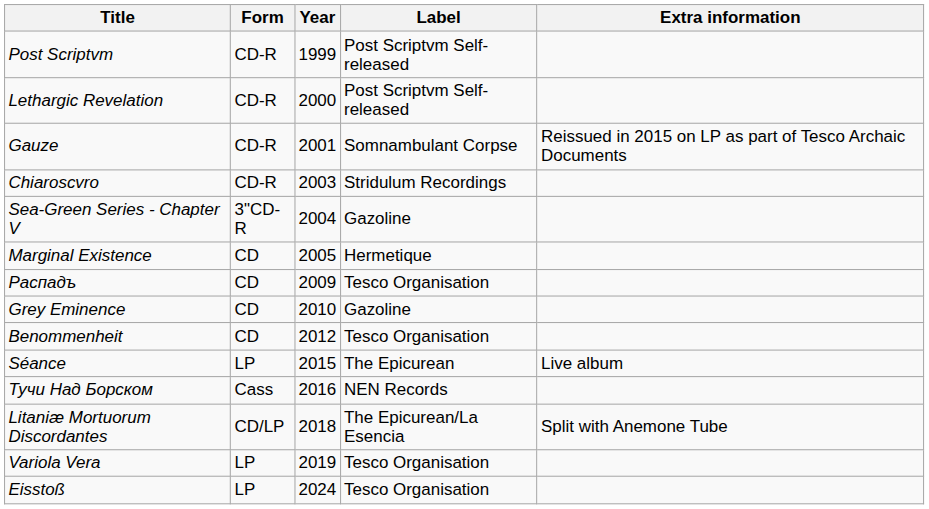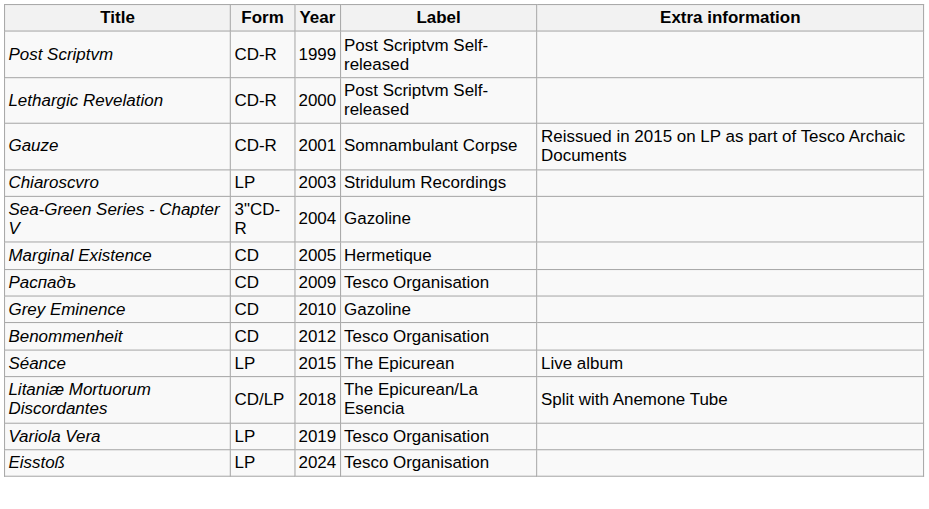(256, 182) CD-R -> (245, 182) LP
- row: (81, 390)
